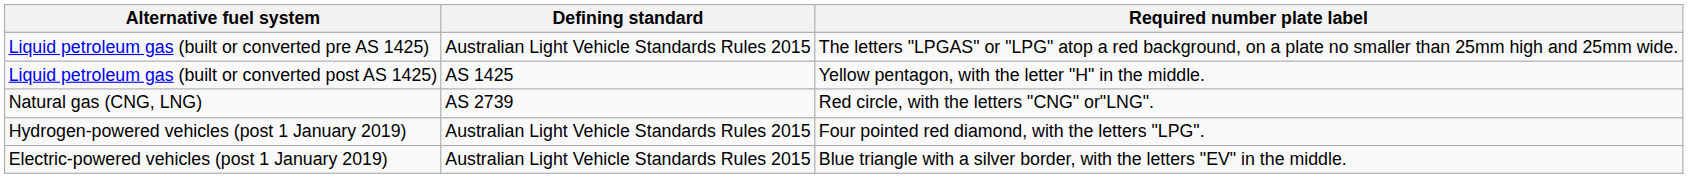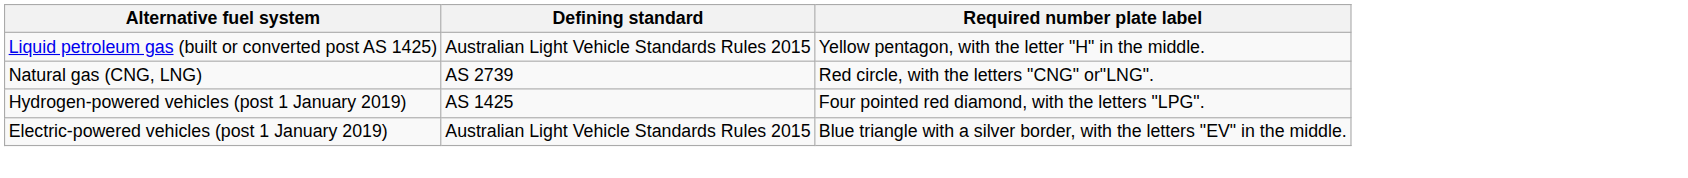- row: (219, 46)
(479, 74) AS 1425 -> (628, 46) Australian Light Vehicle Standards Rules 2015
(628, 131) Australian Light Vehicle Standards Rules 2015 -> (479, 103) AS 1425
